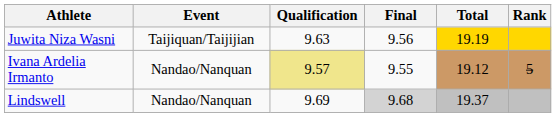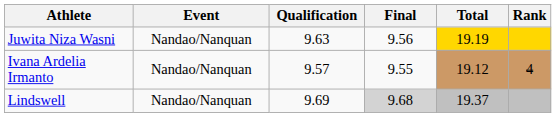(201, 38) Taijiquan/Taijijian -> (201, 38) Nandao/Nanquan
(317, 69) khaki background -> (317, 69) no background
(530, 69) 5 -> (530, 69) 4
